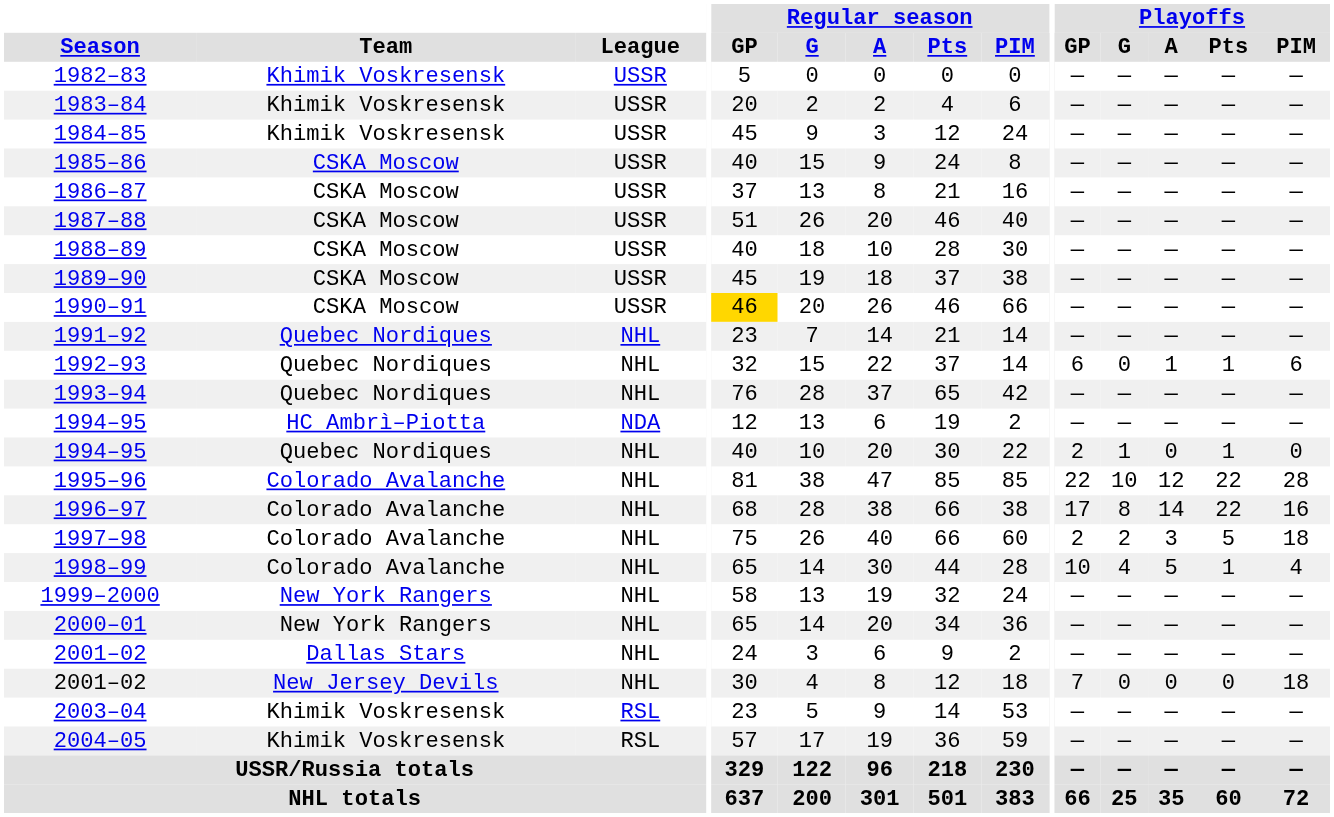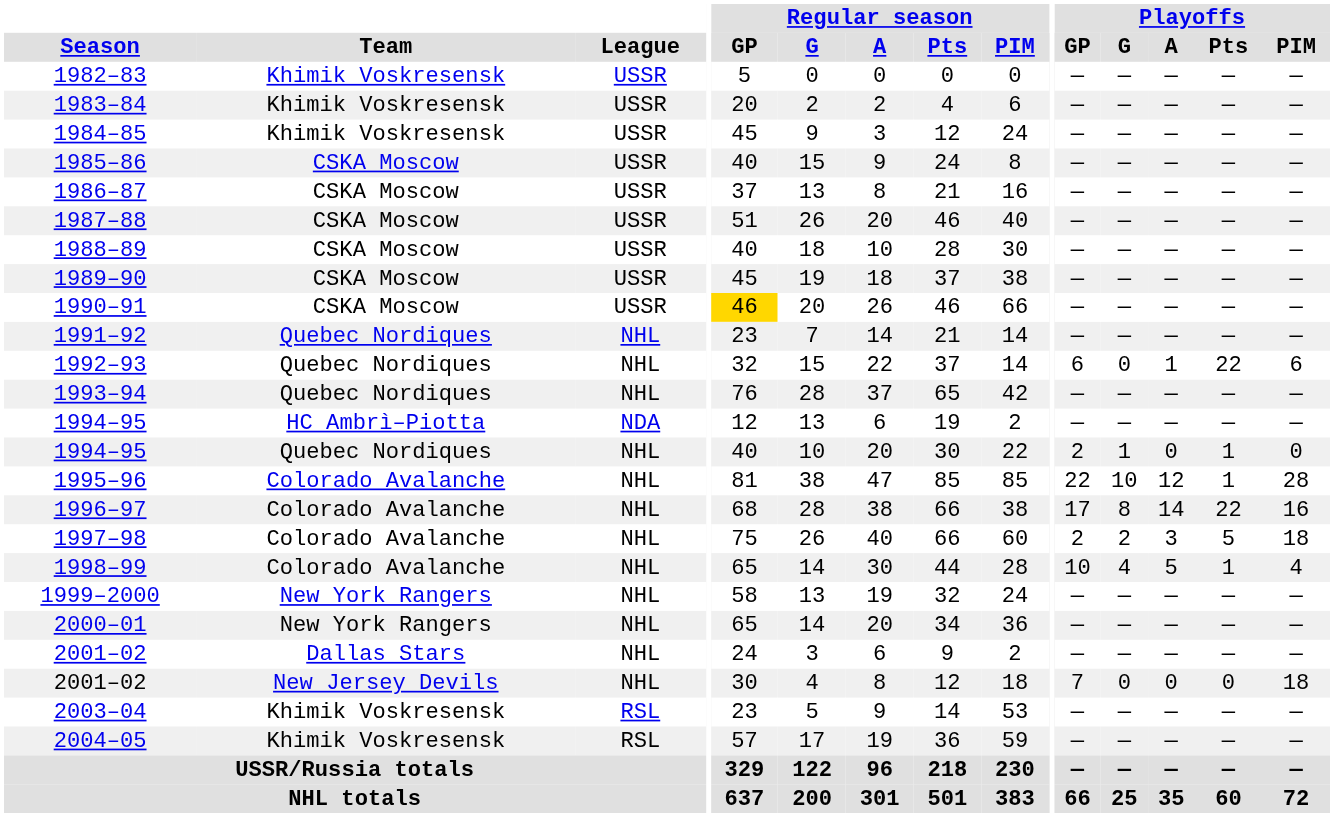(1228, 365) 1 -> (1228, 365) 22
(1228, 481) 22 -> (1228, 481) 1
